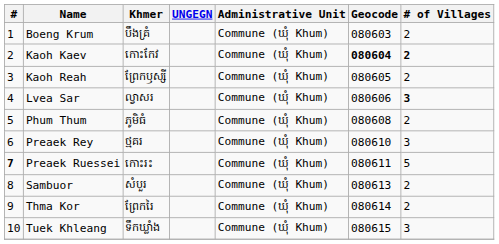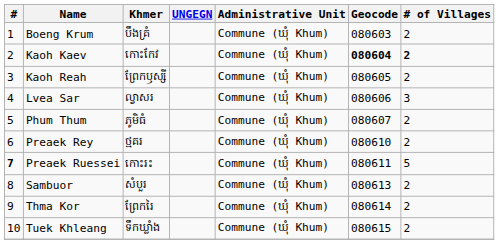(407, 98) bold -> (407, 98) normal
(371, 120) 080608 -> (371, 120) 080607
(407, 142) 3 -> (407, 142) 2
(407, 228) 3 -> (407, 228) 2
